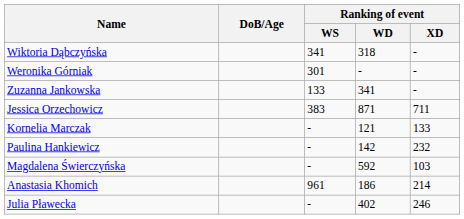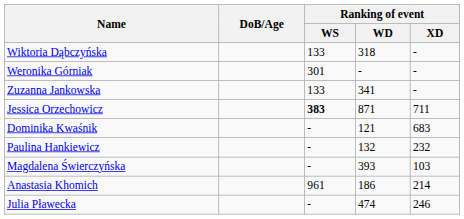(316, 52) 341 -> (316, 52) 133
(316, 109) normal -> (316, 109) bold
+ row: (52, 128)
- row: (49, 128)
(367, 147) 142 -> (367, 147) 132
(367, 166) 592 -> (367, 166) 393
(367, 204) 402 -> (367, 204) 474
